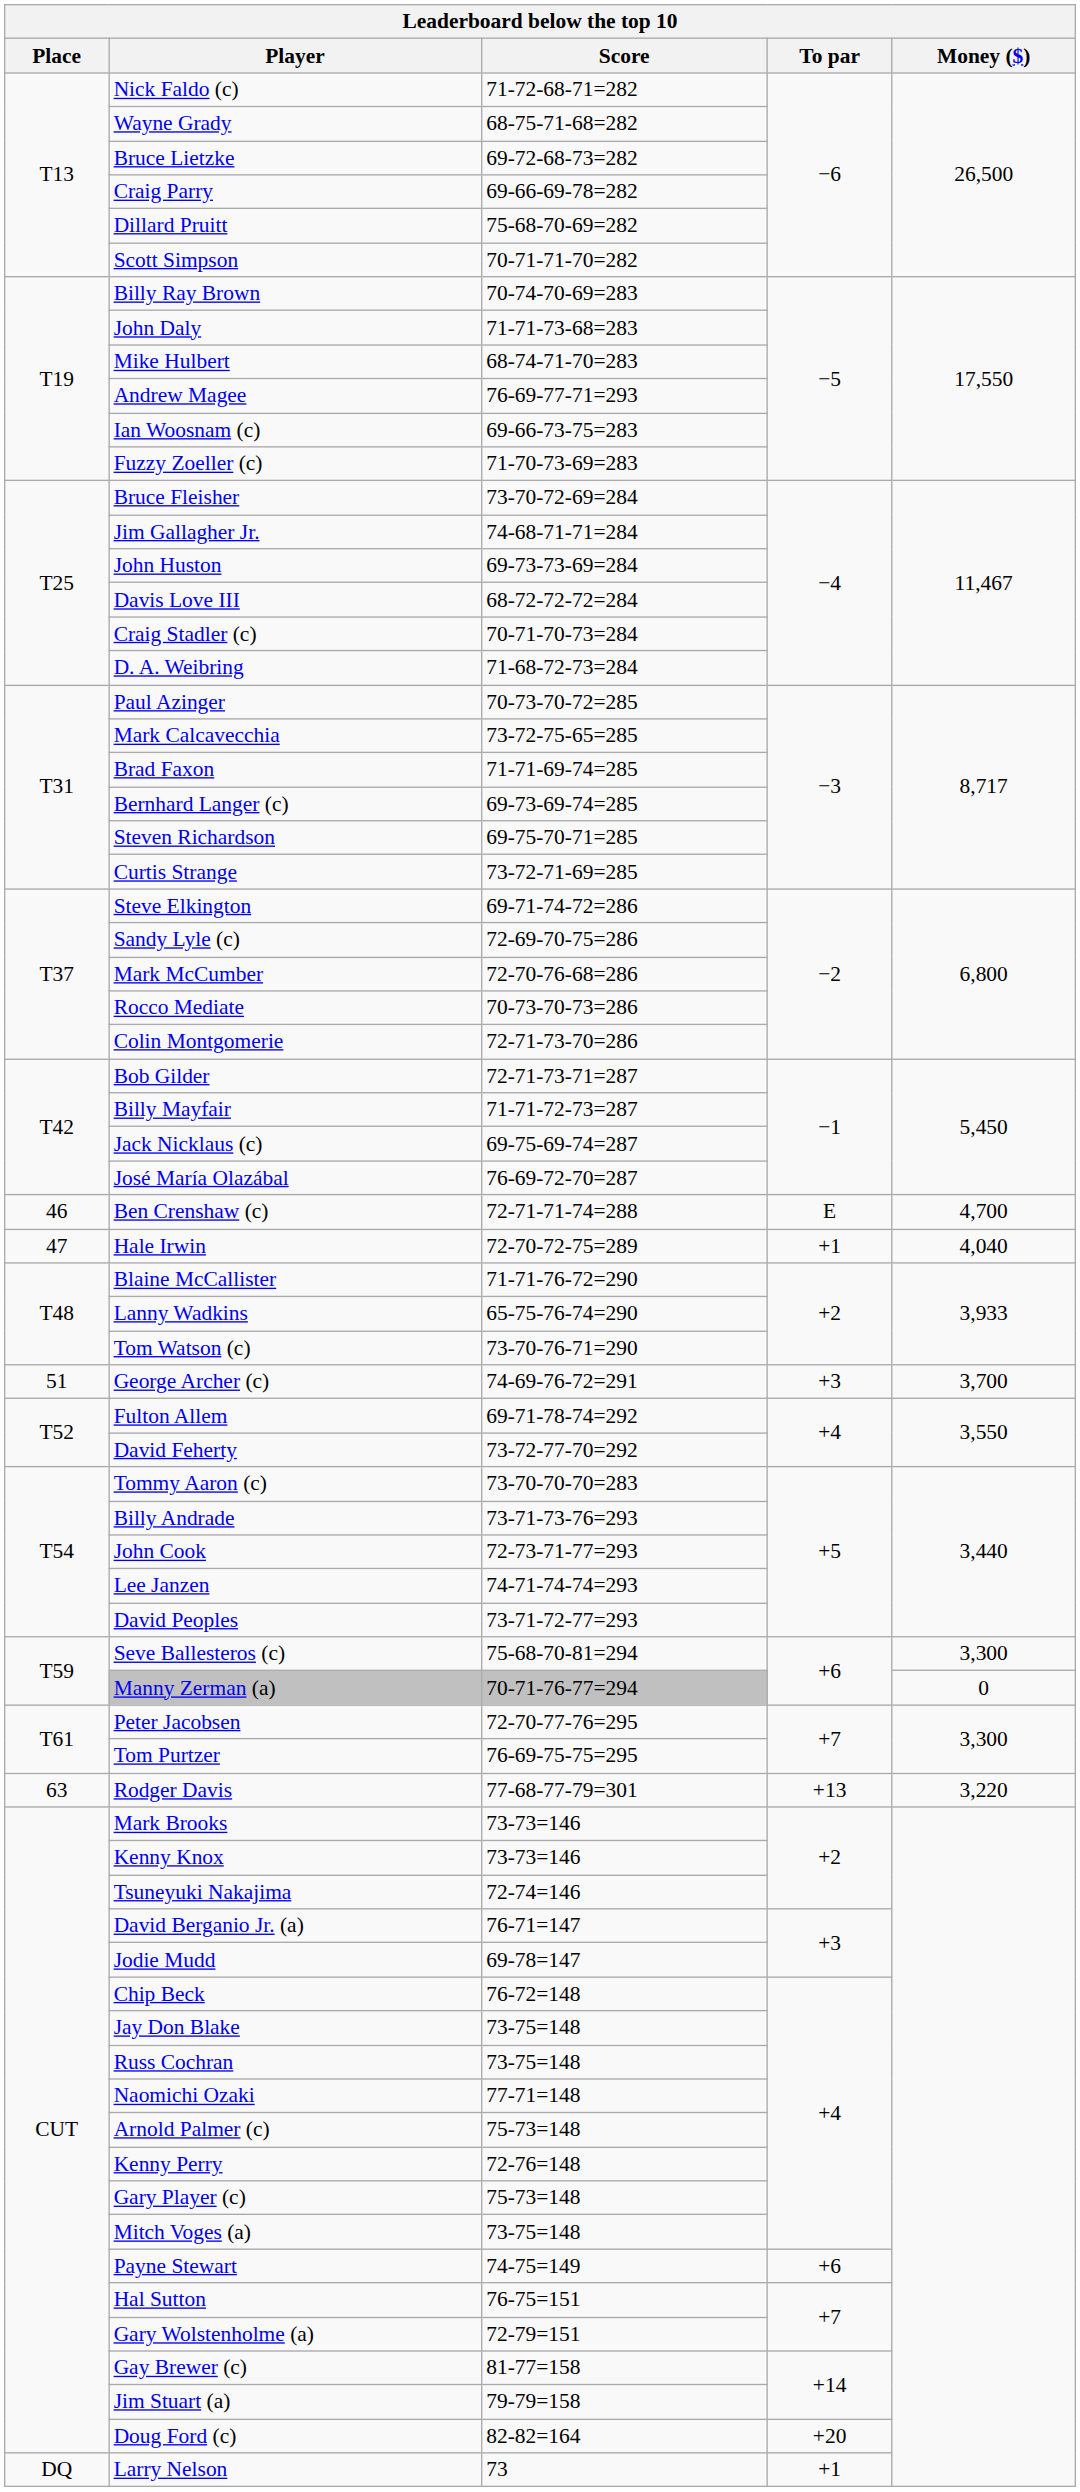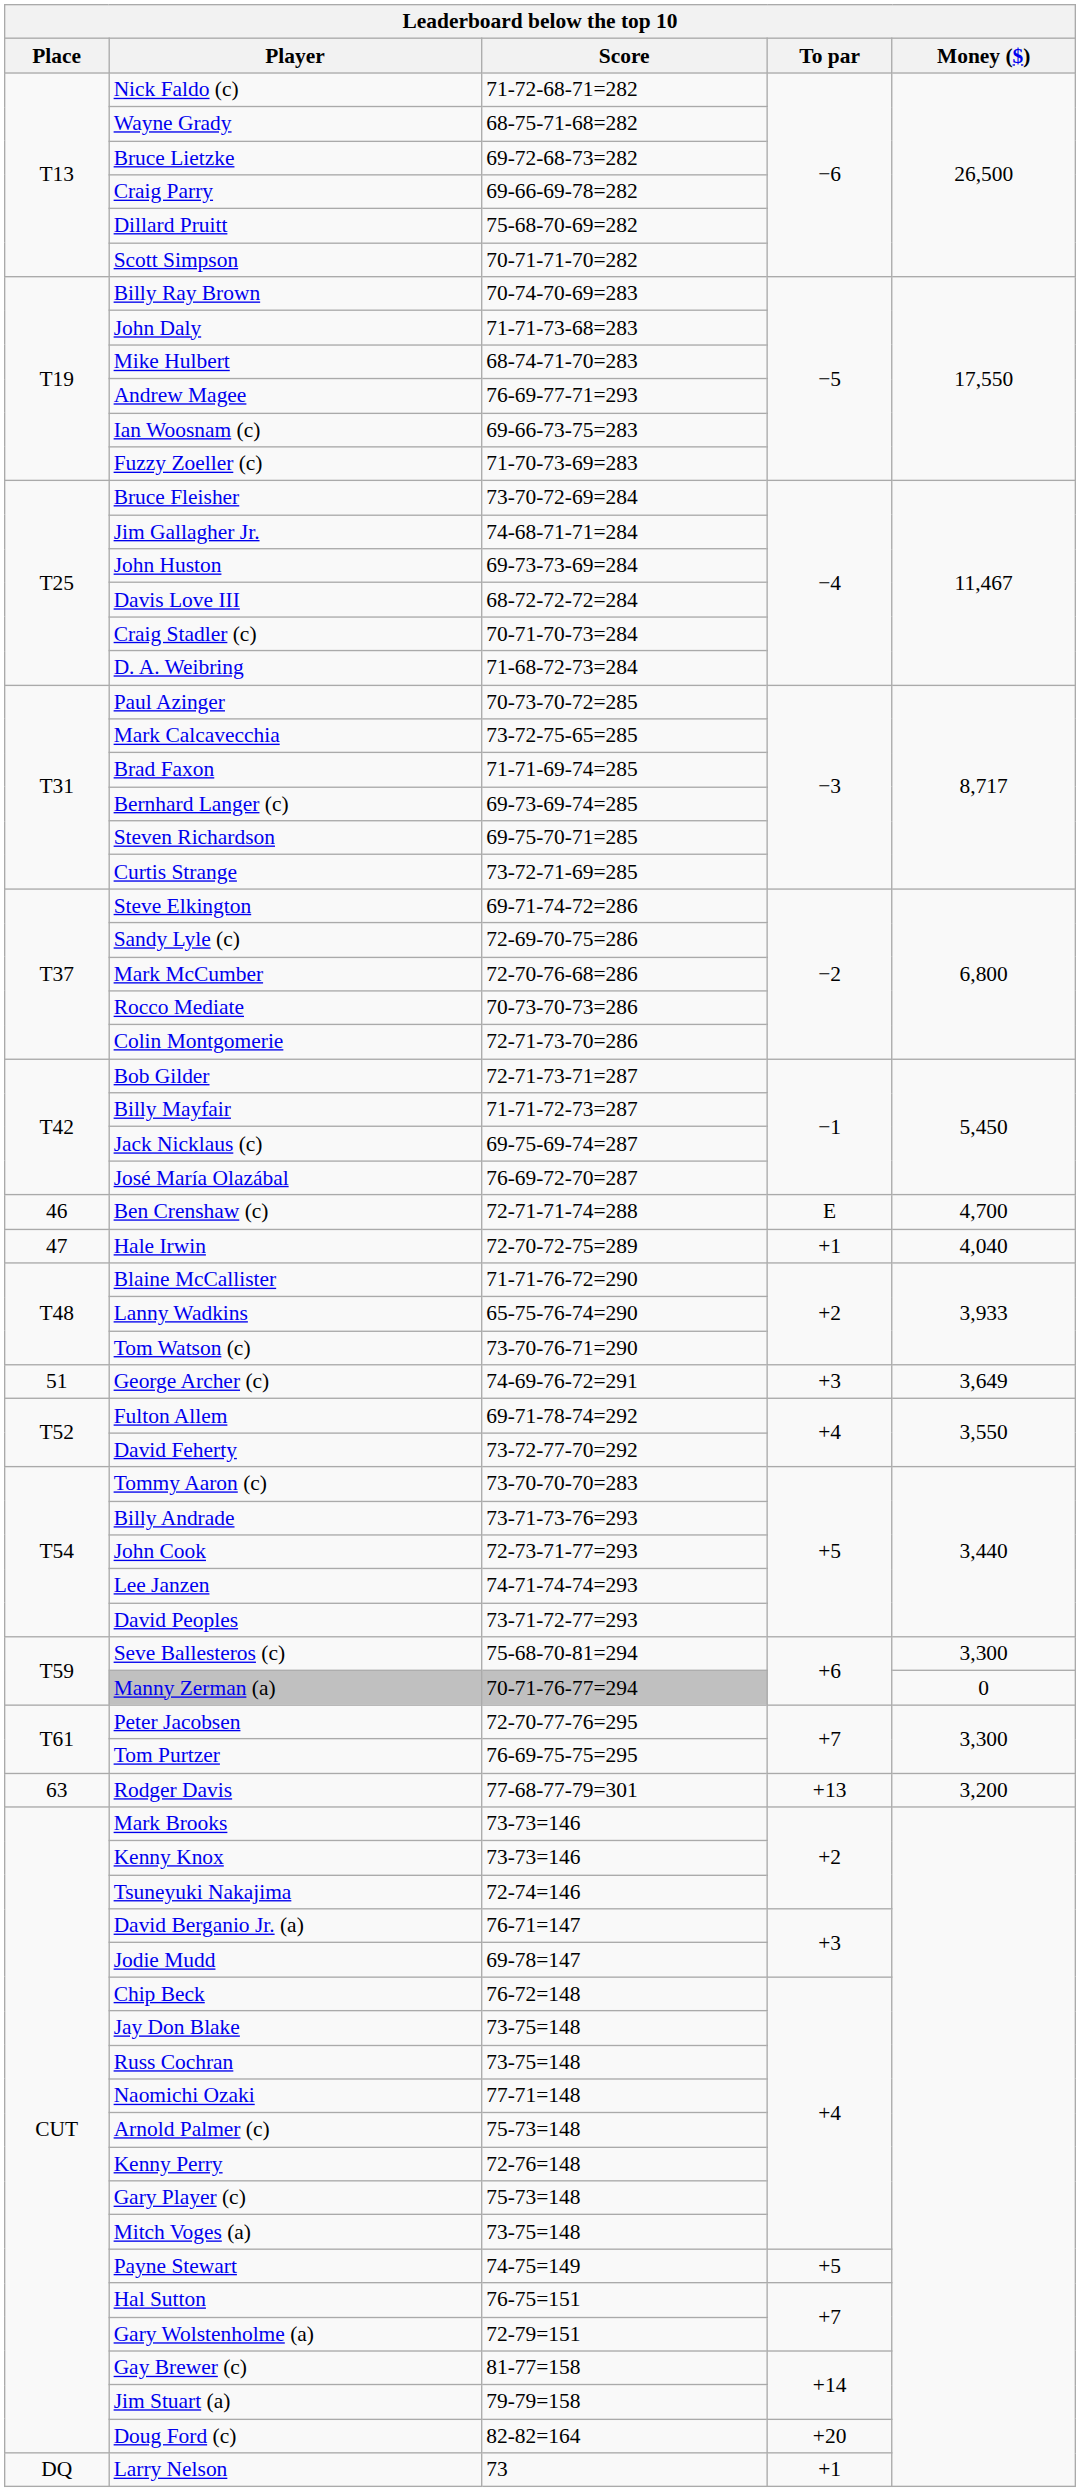(984, 1381) 3,700 -> (984, 1381) 3,649
(984, 1789) 3,220 -> (984, 1789) 3,200
(830, 2265) +6 -> (830, 2265) +5
